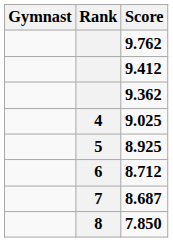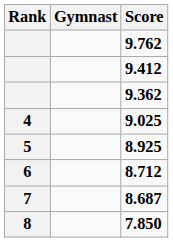columns swapped: (98, 17) <-> (40, 17)
